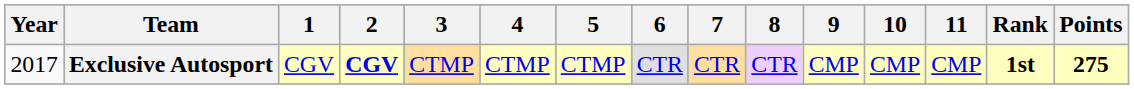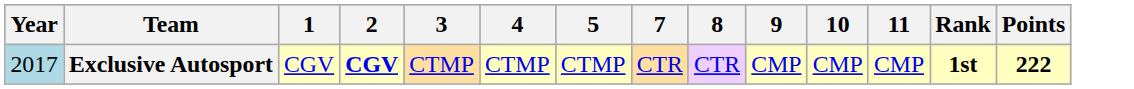- column: (660, 24)
(34, 63) no background -> (34, 63) lightblue background
(1091, 63) 275 -> (1033, 63) 222
